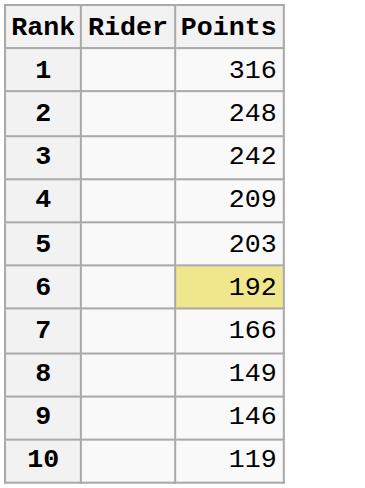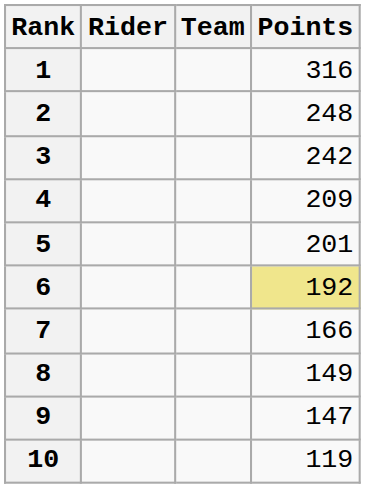+ column: (213, 27)
(253, 244) 203 -> (329, 244) 201
(253, 418) 146 -> (329, 418) 147
